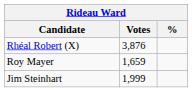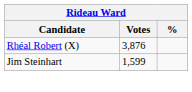- row: (30, 62)
(134, 78) 1,999 -> (134, 62) 1,599
